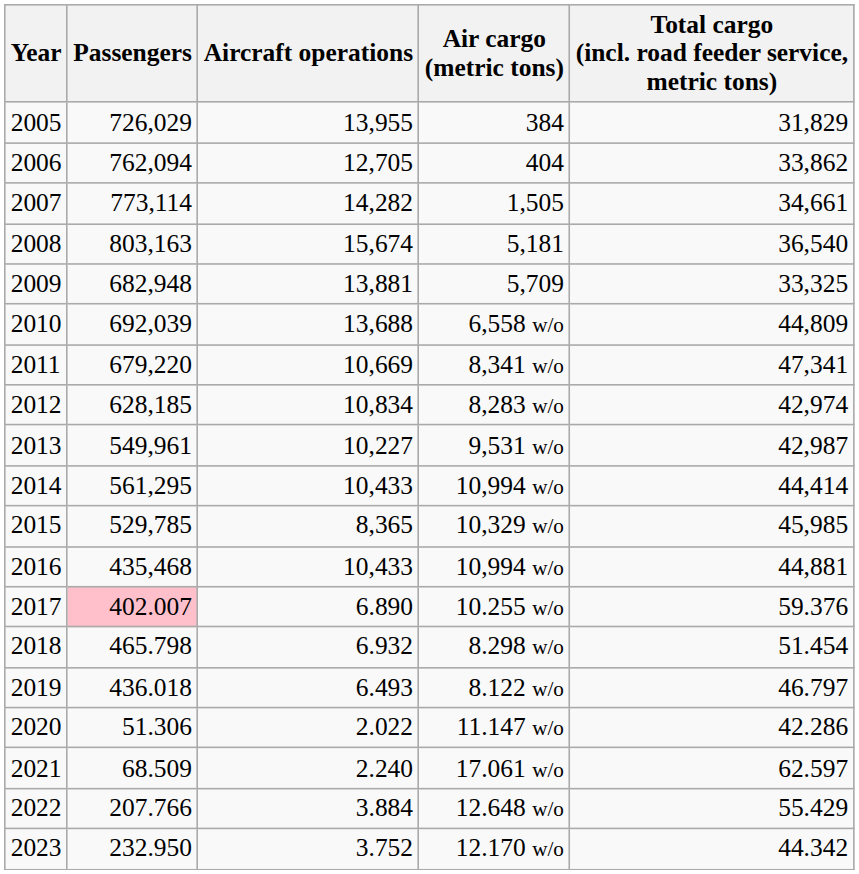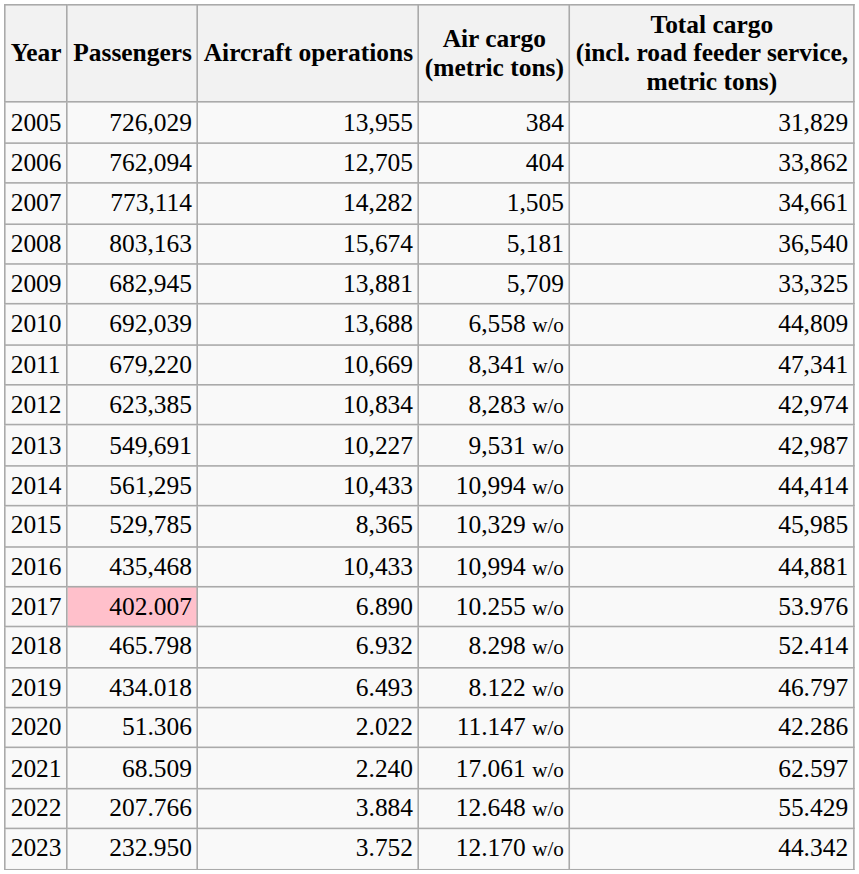(151, 283) 682,948 -> (151, 283) 682,945
(151, 404) 628,185 -> (151, 404) 623,385
(151, 445) 549,961 -> (151, 445) 549,691
(813, 606) 59.376 -> (813, 606) 53.976
(813, 646) 51.454 -> (813, 646) 52.414
(151, 687) 436.018 -> (151, 687) 434.018
